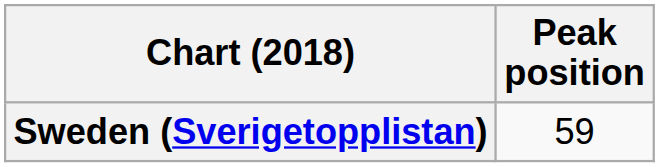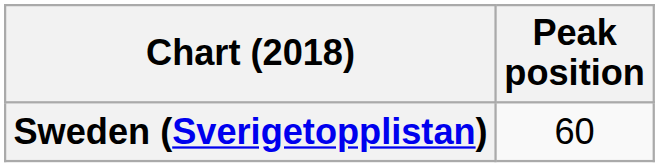(575, 131) 59 -> (575, 131) 60
